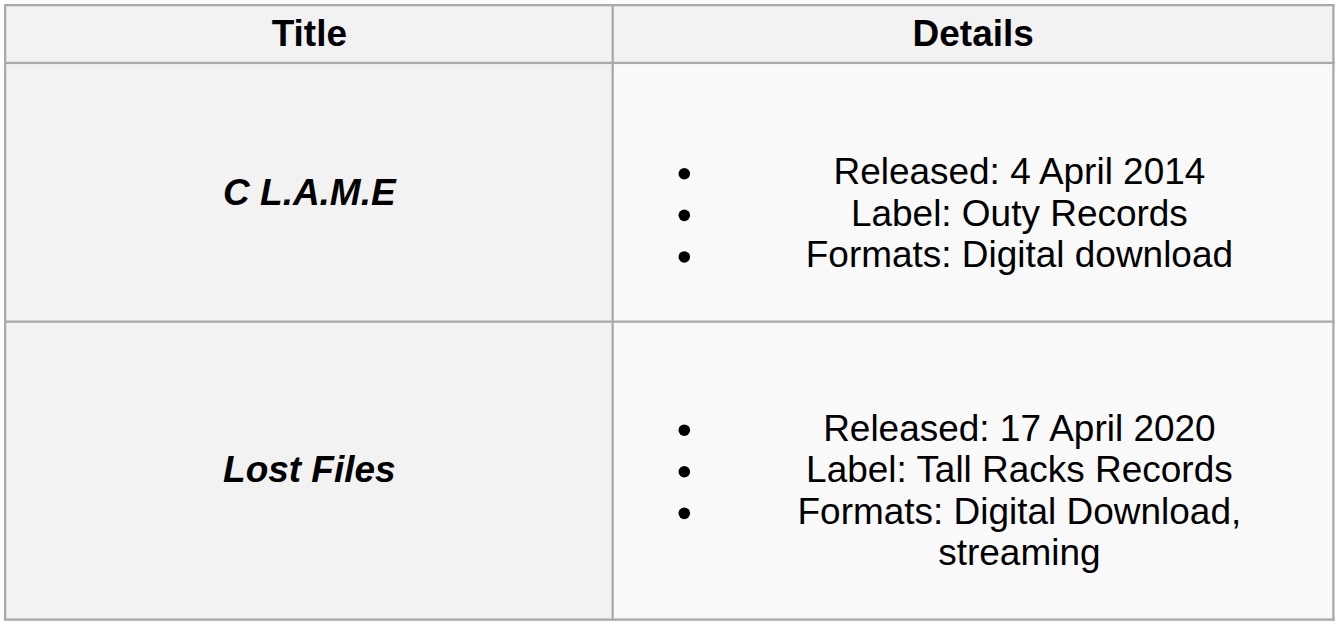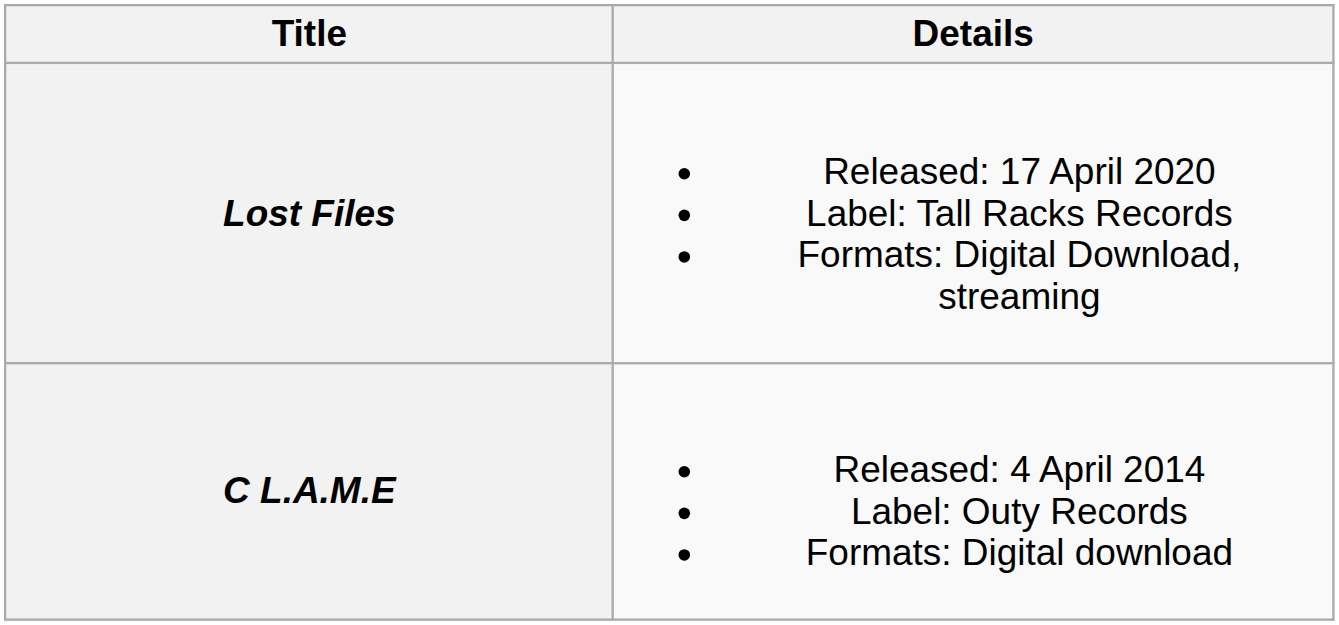rows swapped: (309, 191) <-> (309, 469)
